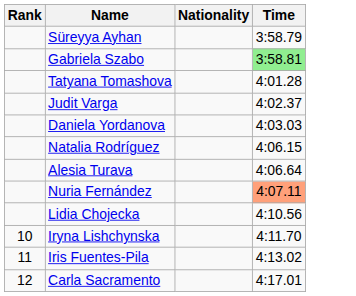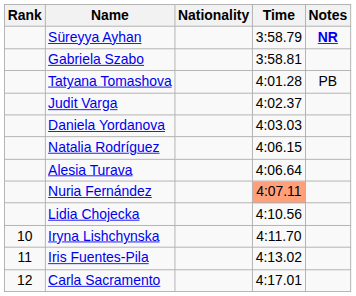+ column: (328, 15)
(279, 59) lightgreen background -> (279, 59) no background
